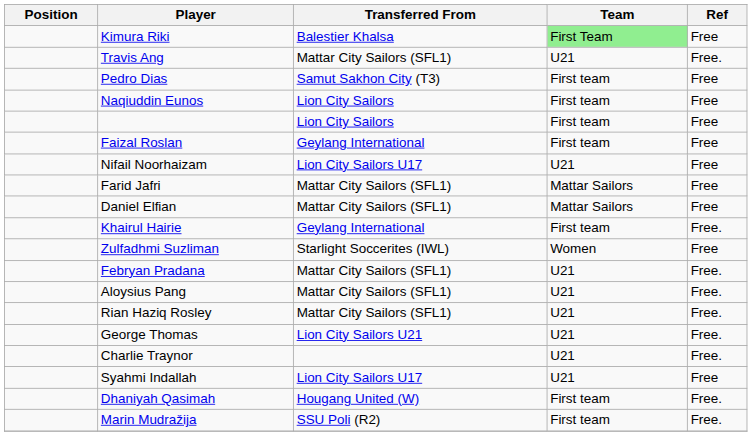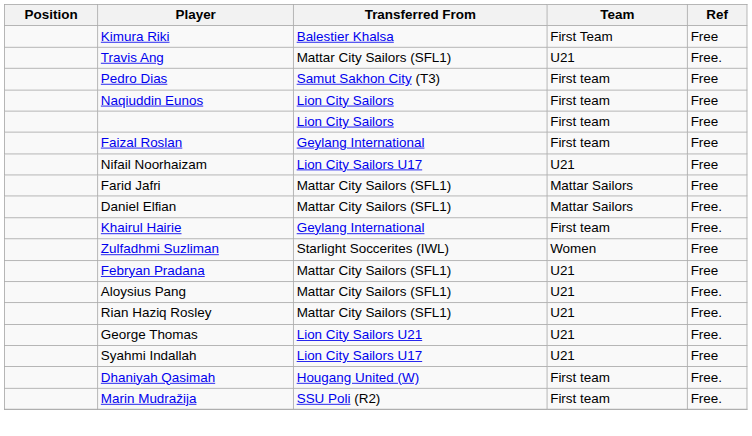(581, 36) lightgreen background -> (581, 36) no background
(704, 206) Free -> (706, 206) Free.
(706, 270) Free. -> (704, 270) Free
- row: (147, 356)
